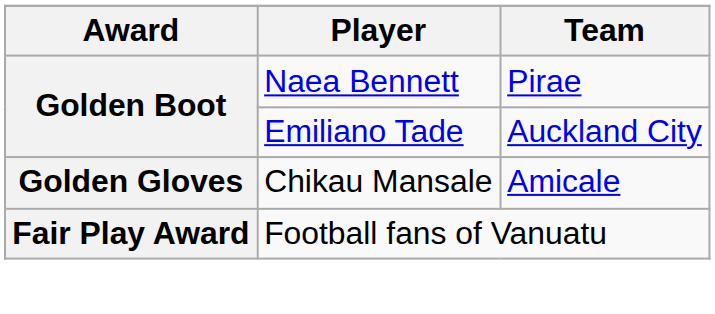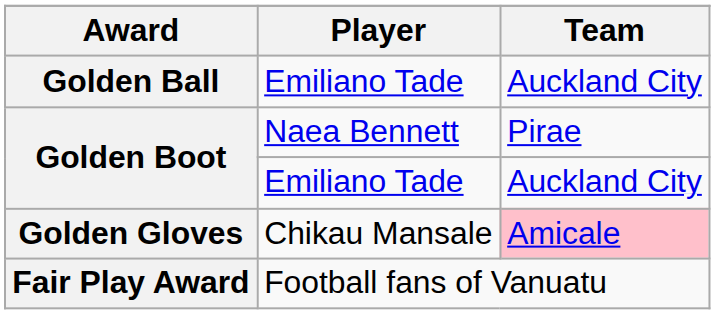+ row: (131, 81)
(564, 182) no background -> (564, 232) pink background
